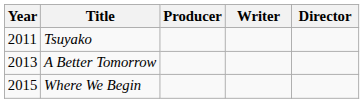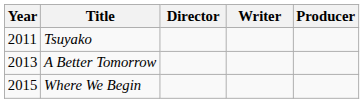columns swapped: (325, 16) <-> (192, 16)
